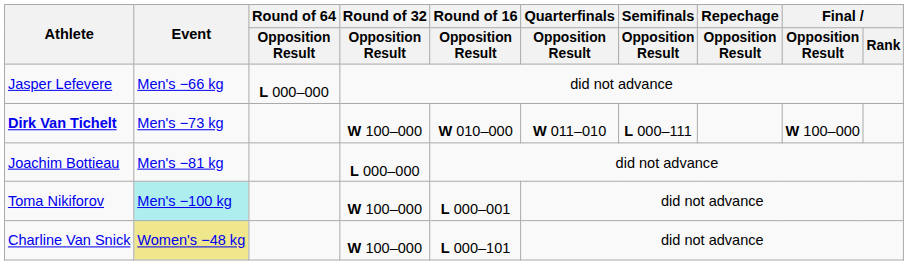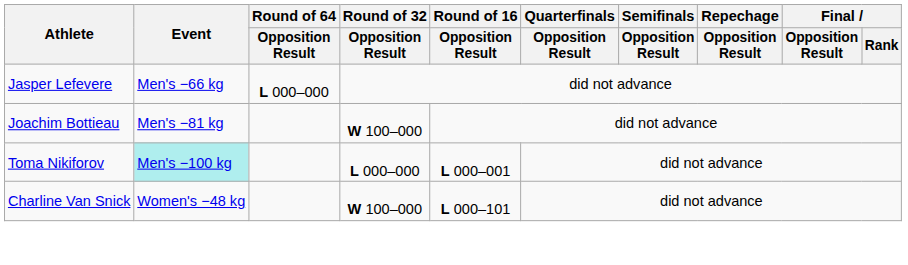- row: (62, 123)
(385, 171) L 000–000 -> (385, 131) W 100–000
(385, 210) W 100–000 -> (385, 171) L 000–000
(191, 241) khaki background -> (191, 202) no background
